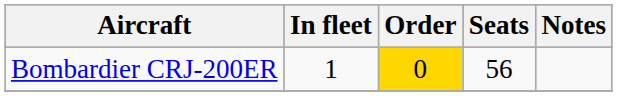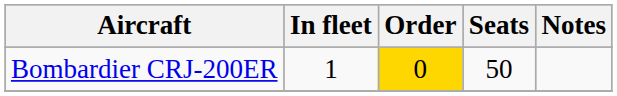(499, 68) 56 -> (499, 68) 50
